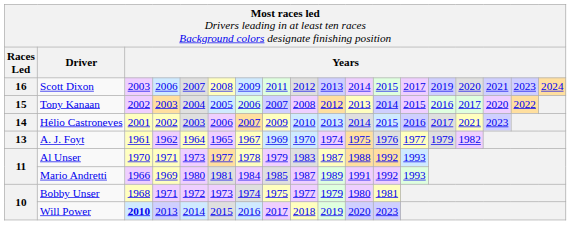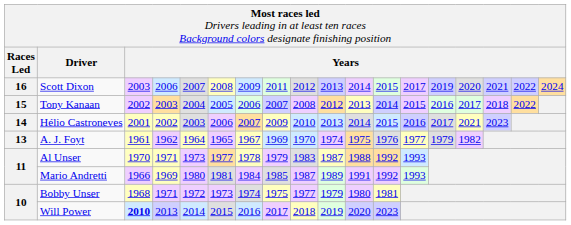(525, 86) 2023 -> (525, 86) 2022
(497, 104) 2020 -> (497, 104) 2018
